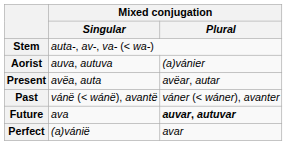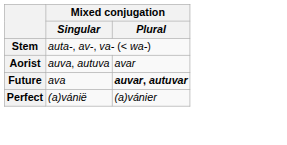(184, 64) (a)vánier -> (125, 64) avar
- row: (26, 81)
- row: (26, 98)
(173, 132) avar -> (136, 98) (a)vánier
